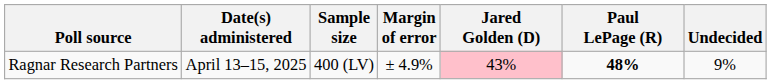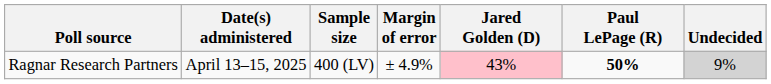(623, 64) 48% -> (623, 64) 50%
(725, 64) no background -> (725, 64) lightgrey background
